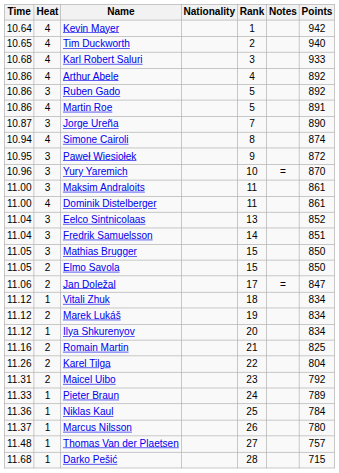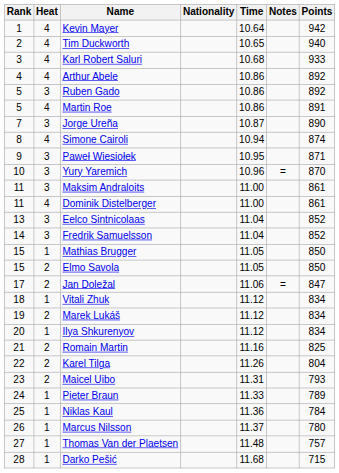columns swapped: (252, 12) <-> (19, 12)
(317, 156) 872 -> (317, 156) 871
(317, 236) 851 -> (317, 236) 852
(47, 252) 3 -> (47, 252) 1
(317, 380) 792 -> (317, 380) 793
